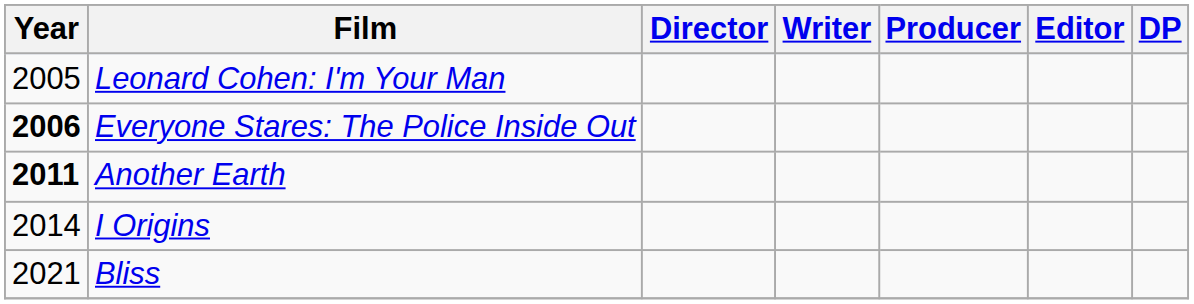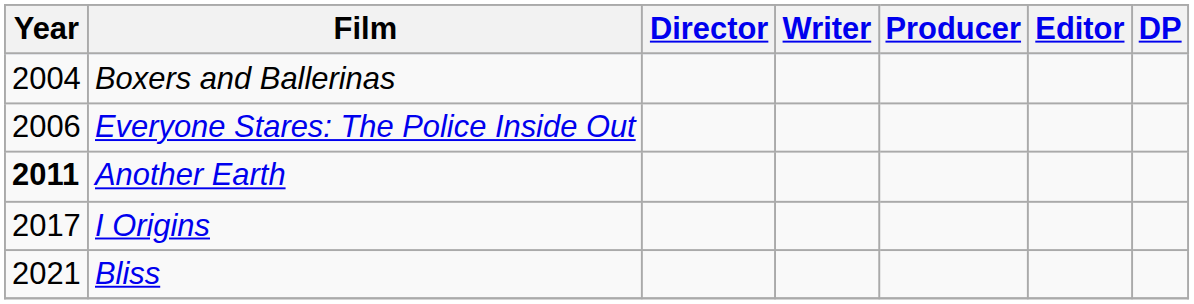+ row: (245, 77)
- row: (300, 77)
(46, 126) bold -> (46, 126) normal
(46, 224) 2014 -> (46, 224) 2017
